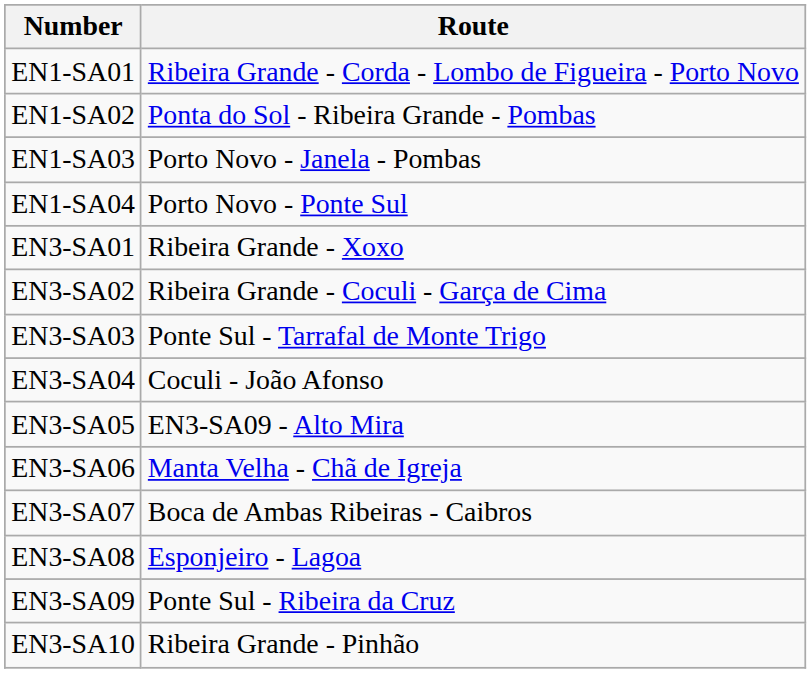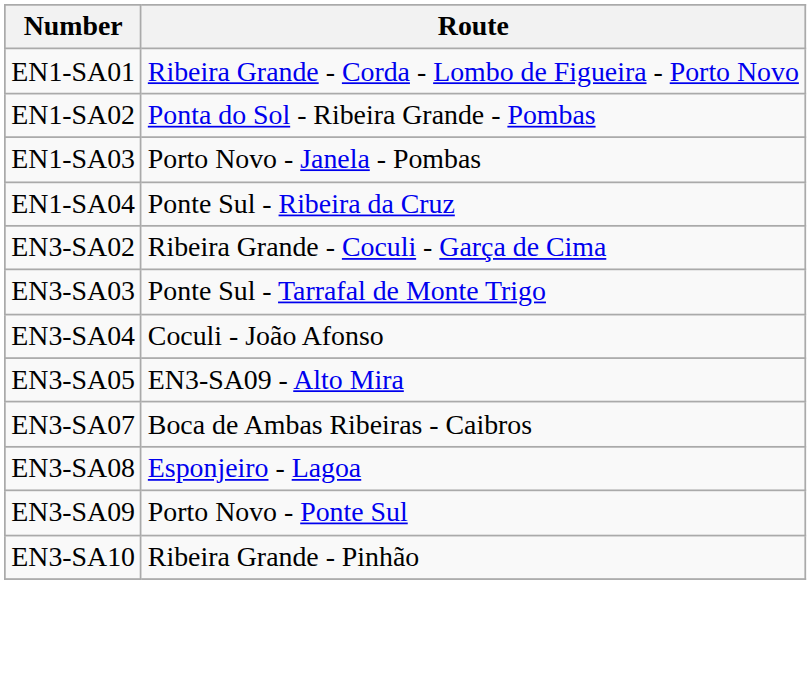(278, 203) Porto Novo - Ponte Sul -> (301, 203) Ponte Sul - Ribeira da Cruz
- row: (73, 247)
- row: (73, 468)
(301, 600) Ponte Sul - Ribeira da Cruz -> (278, 512) Porto Novo - Ponte Sul
